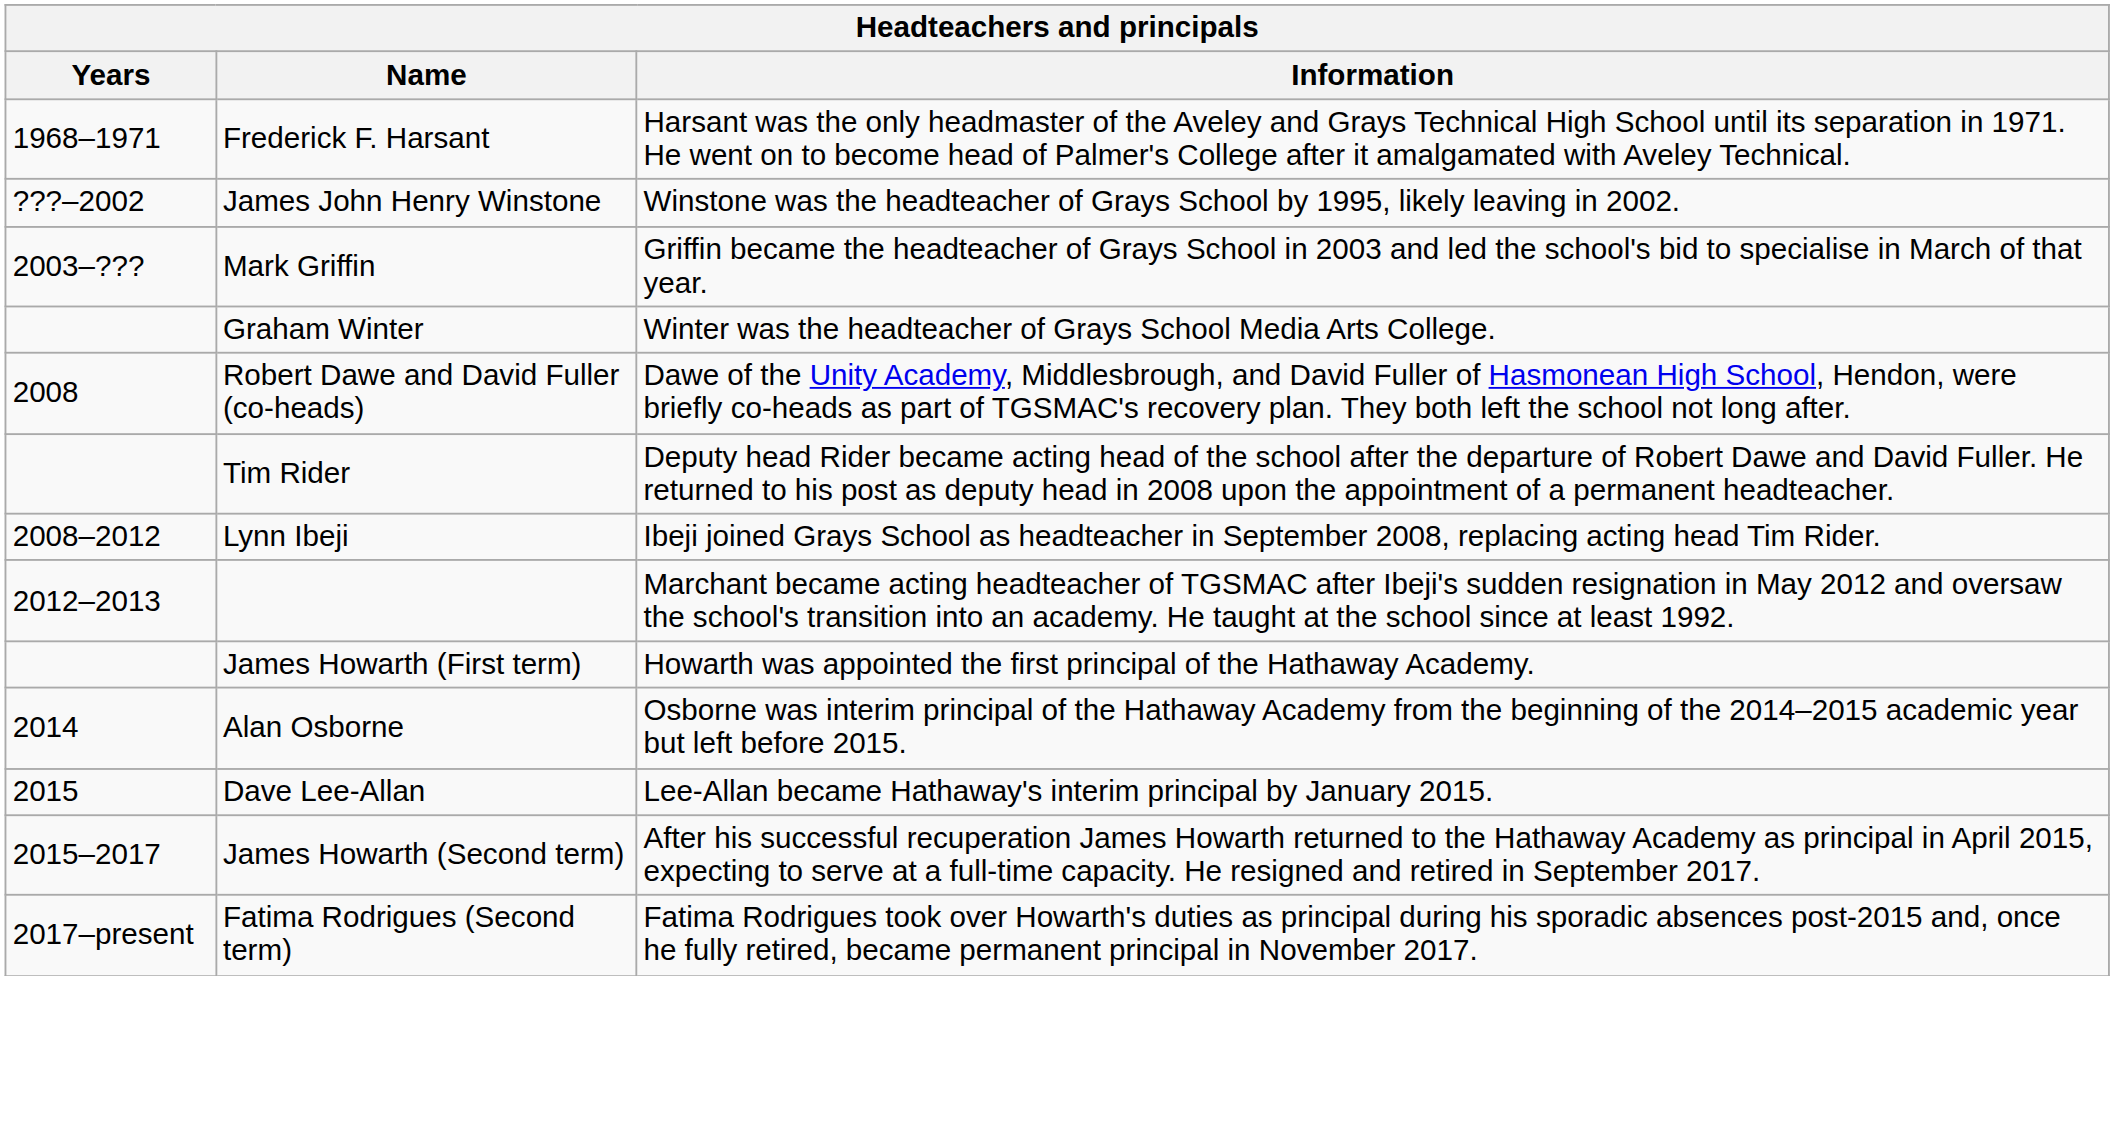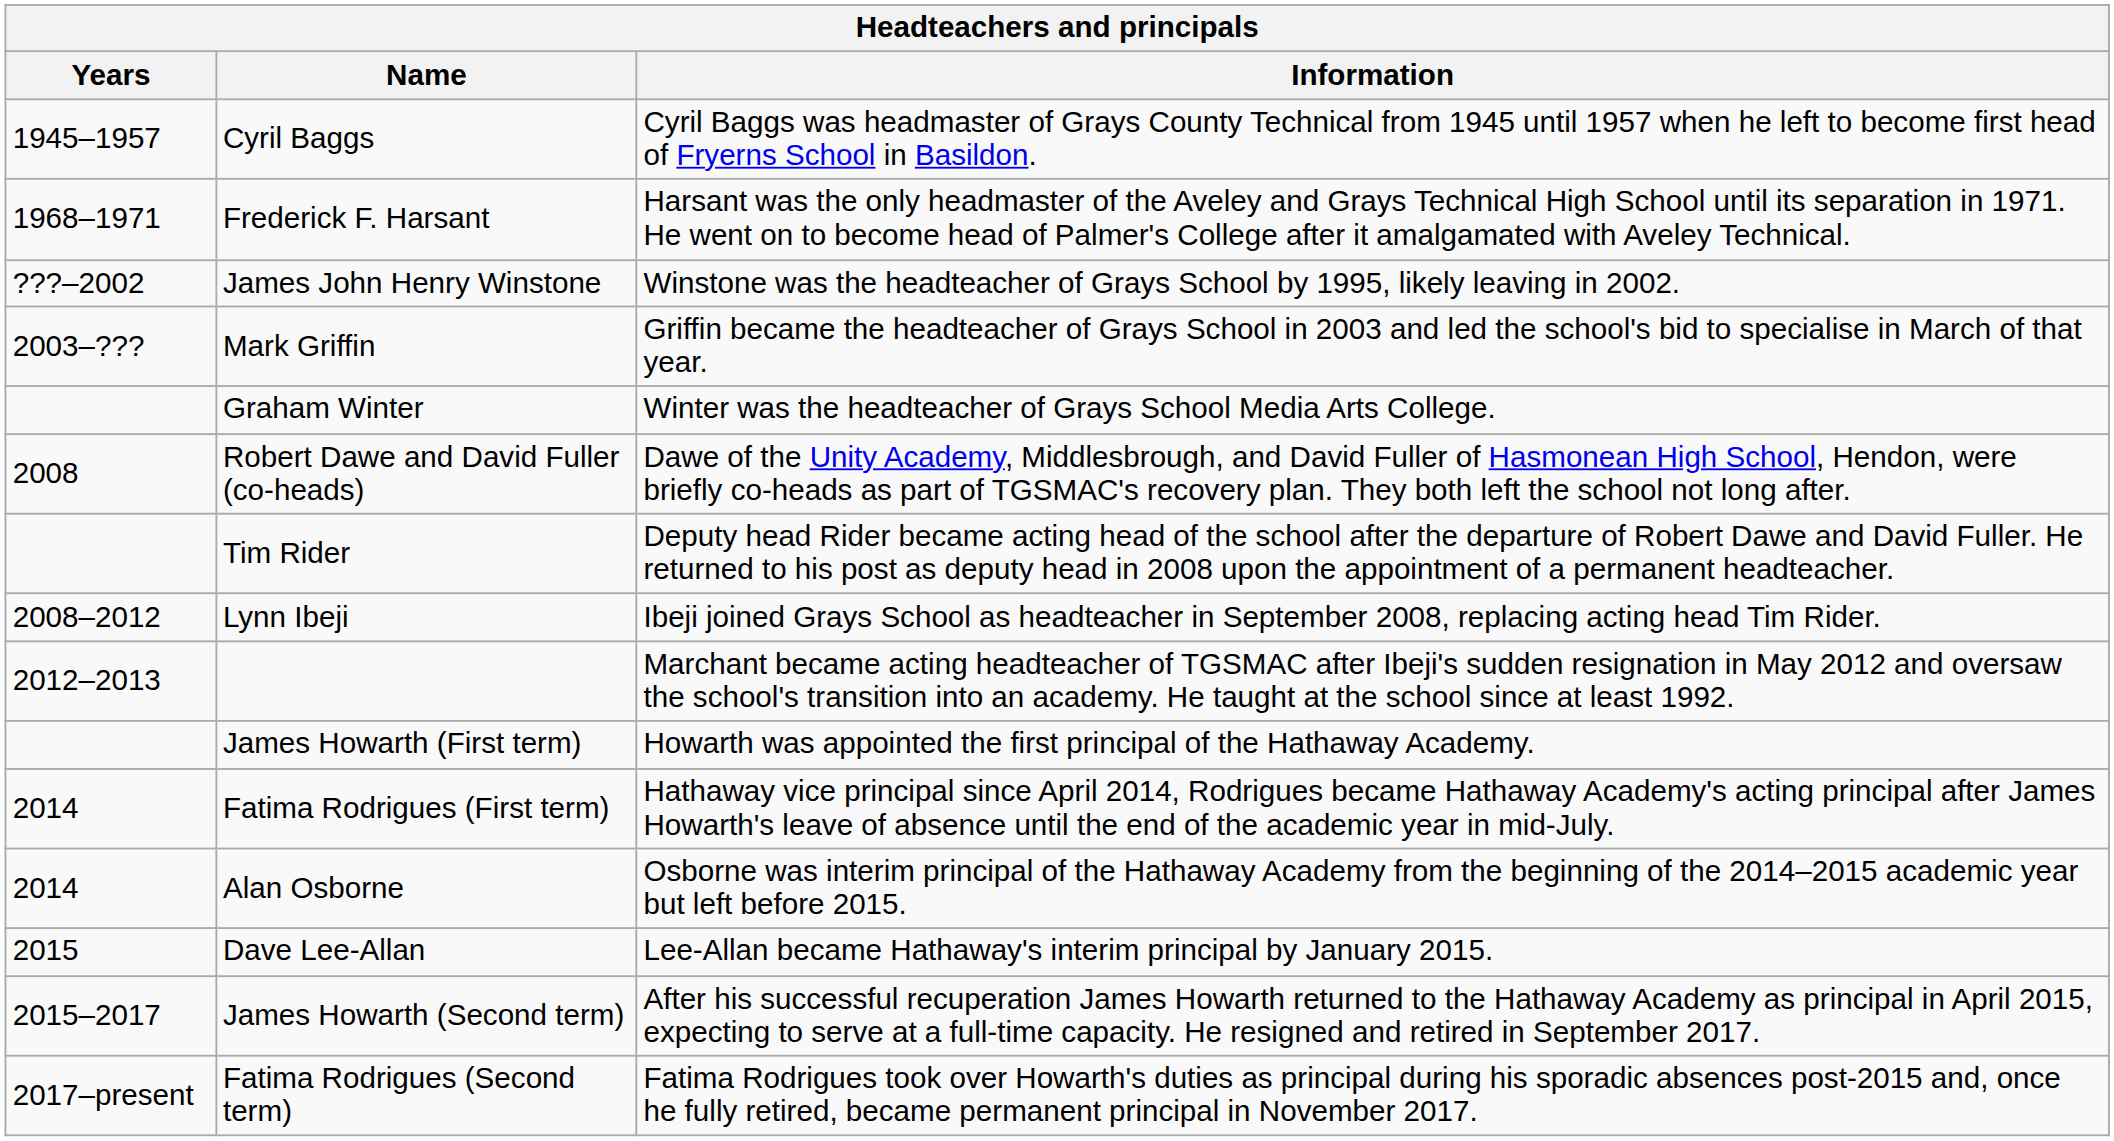+ row: (299, 138)
+ row: (416, 807)
